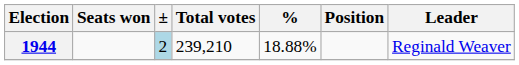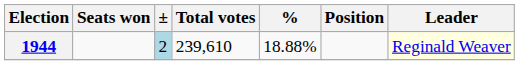(204, 45) 239,210 -> (204, 45) 239,610
(451, 45) no background -> (451, 45) lightyellow background
